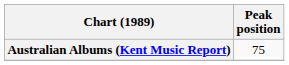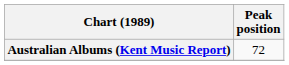(259, 49) 75 -> (259, 49) 72
